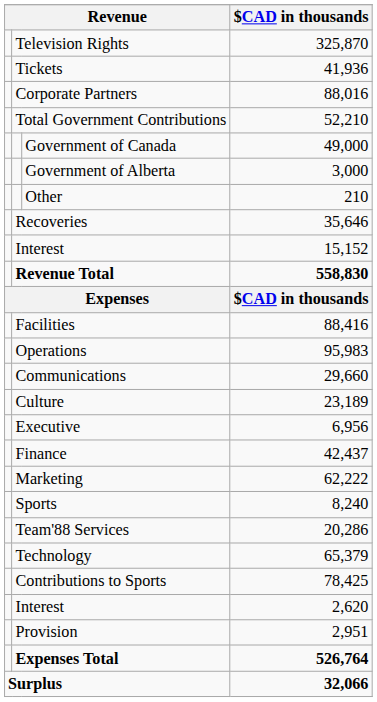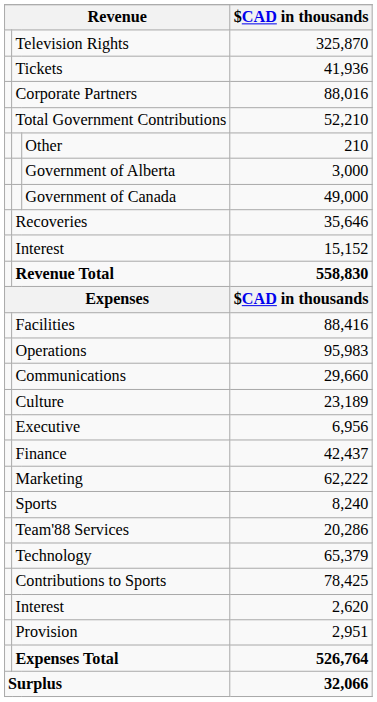rows swapped: (101, 145) <-> (44, 196)
